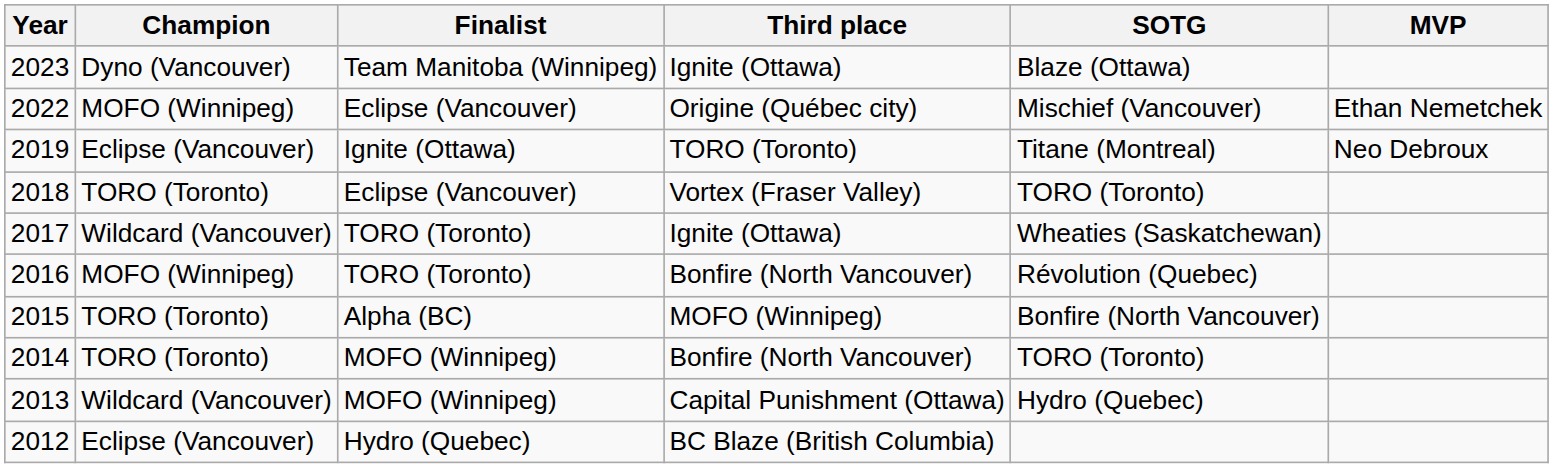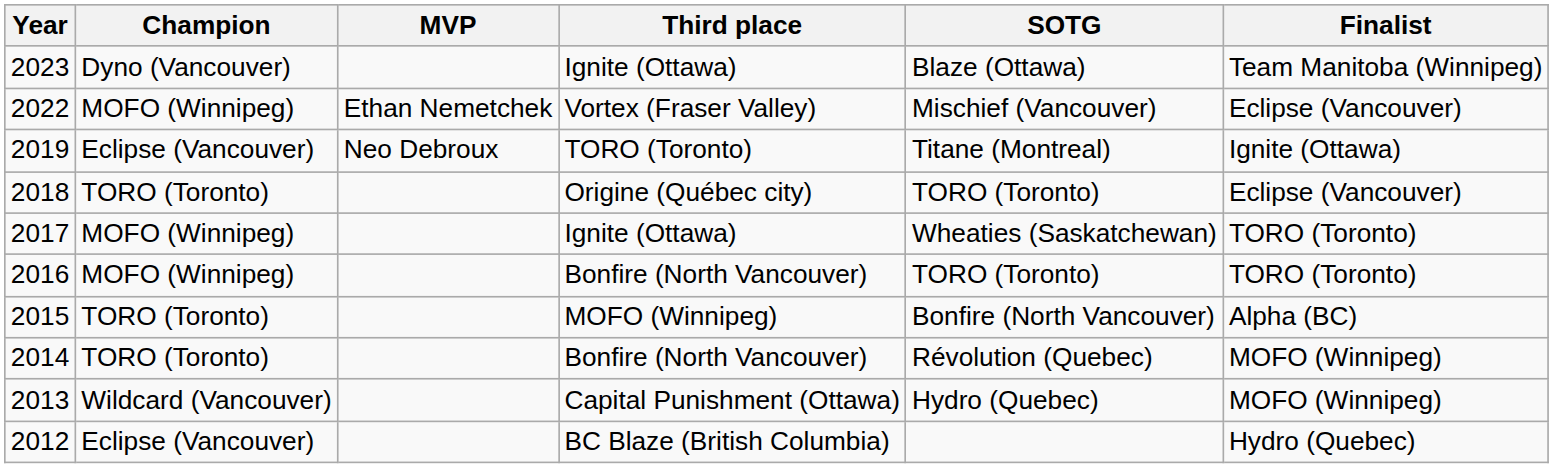columns swapped: (501, 25) <-> (1438, 25)
(793, 108) Origine (Québec city) -> (690, 108) Vortex (Fraser Valley)
(795, 191) Vortex (Fraser Valley) -> (688, 191) Origine (Québec city)
(207, 233) Wildcard (Vancouver) -> (188, 233) MOFO (Winnipeg)
(1137, 274) Révolution (Quebec) -> (1006, 274) TORO (Toronto)
(1111, 358) TORO (Toronto) -> (1032, 358) Révolution (Quebec)
